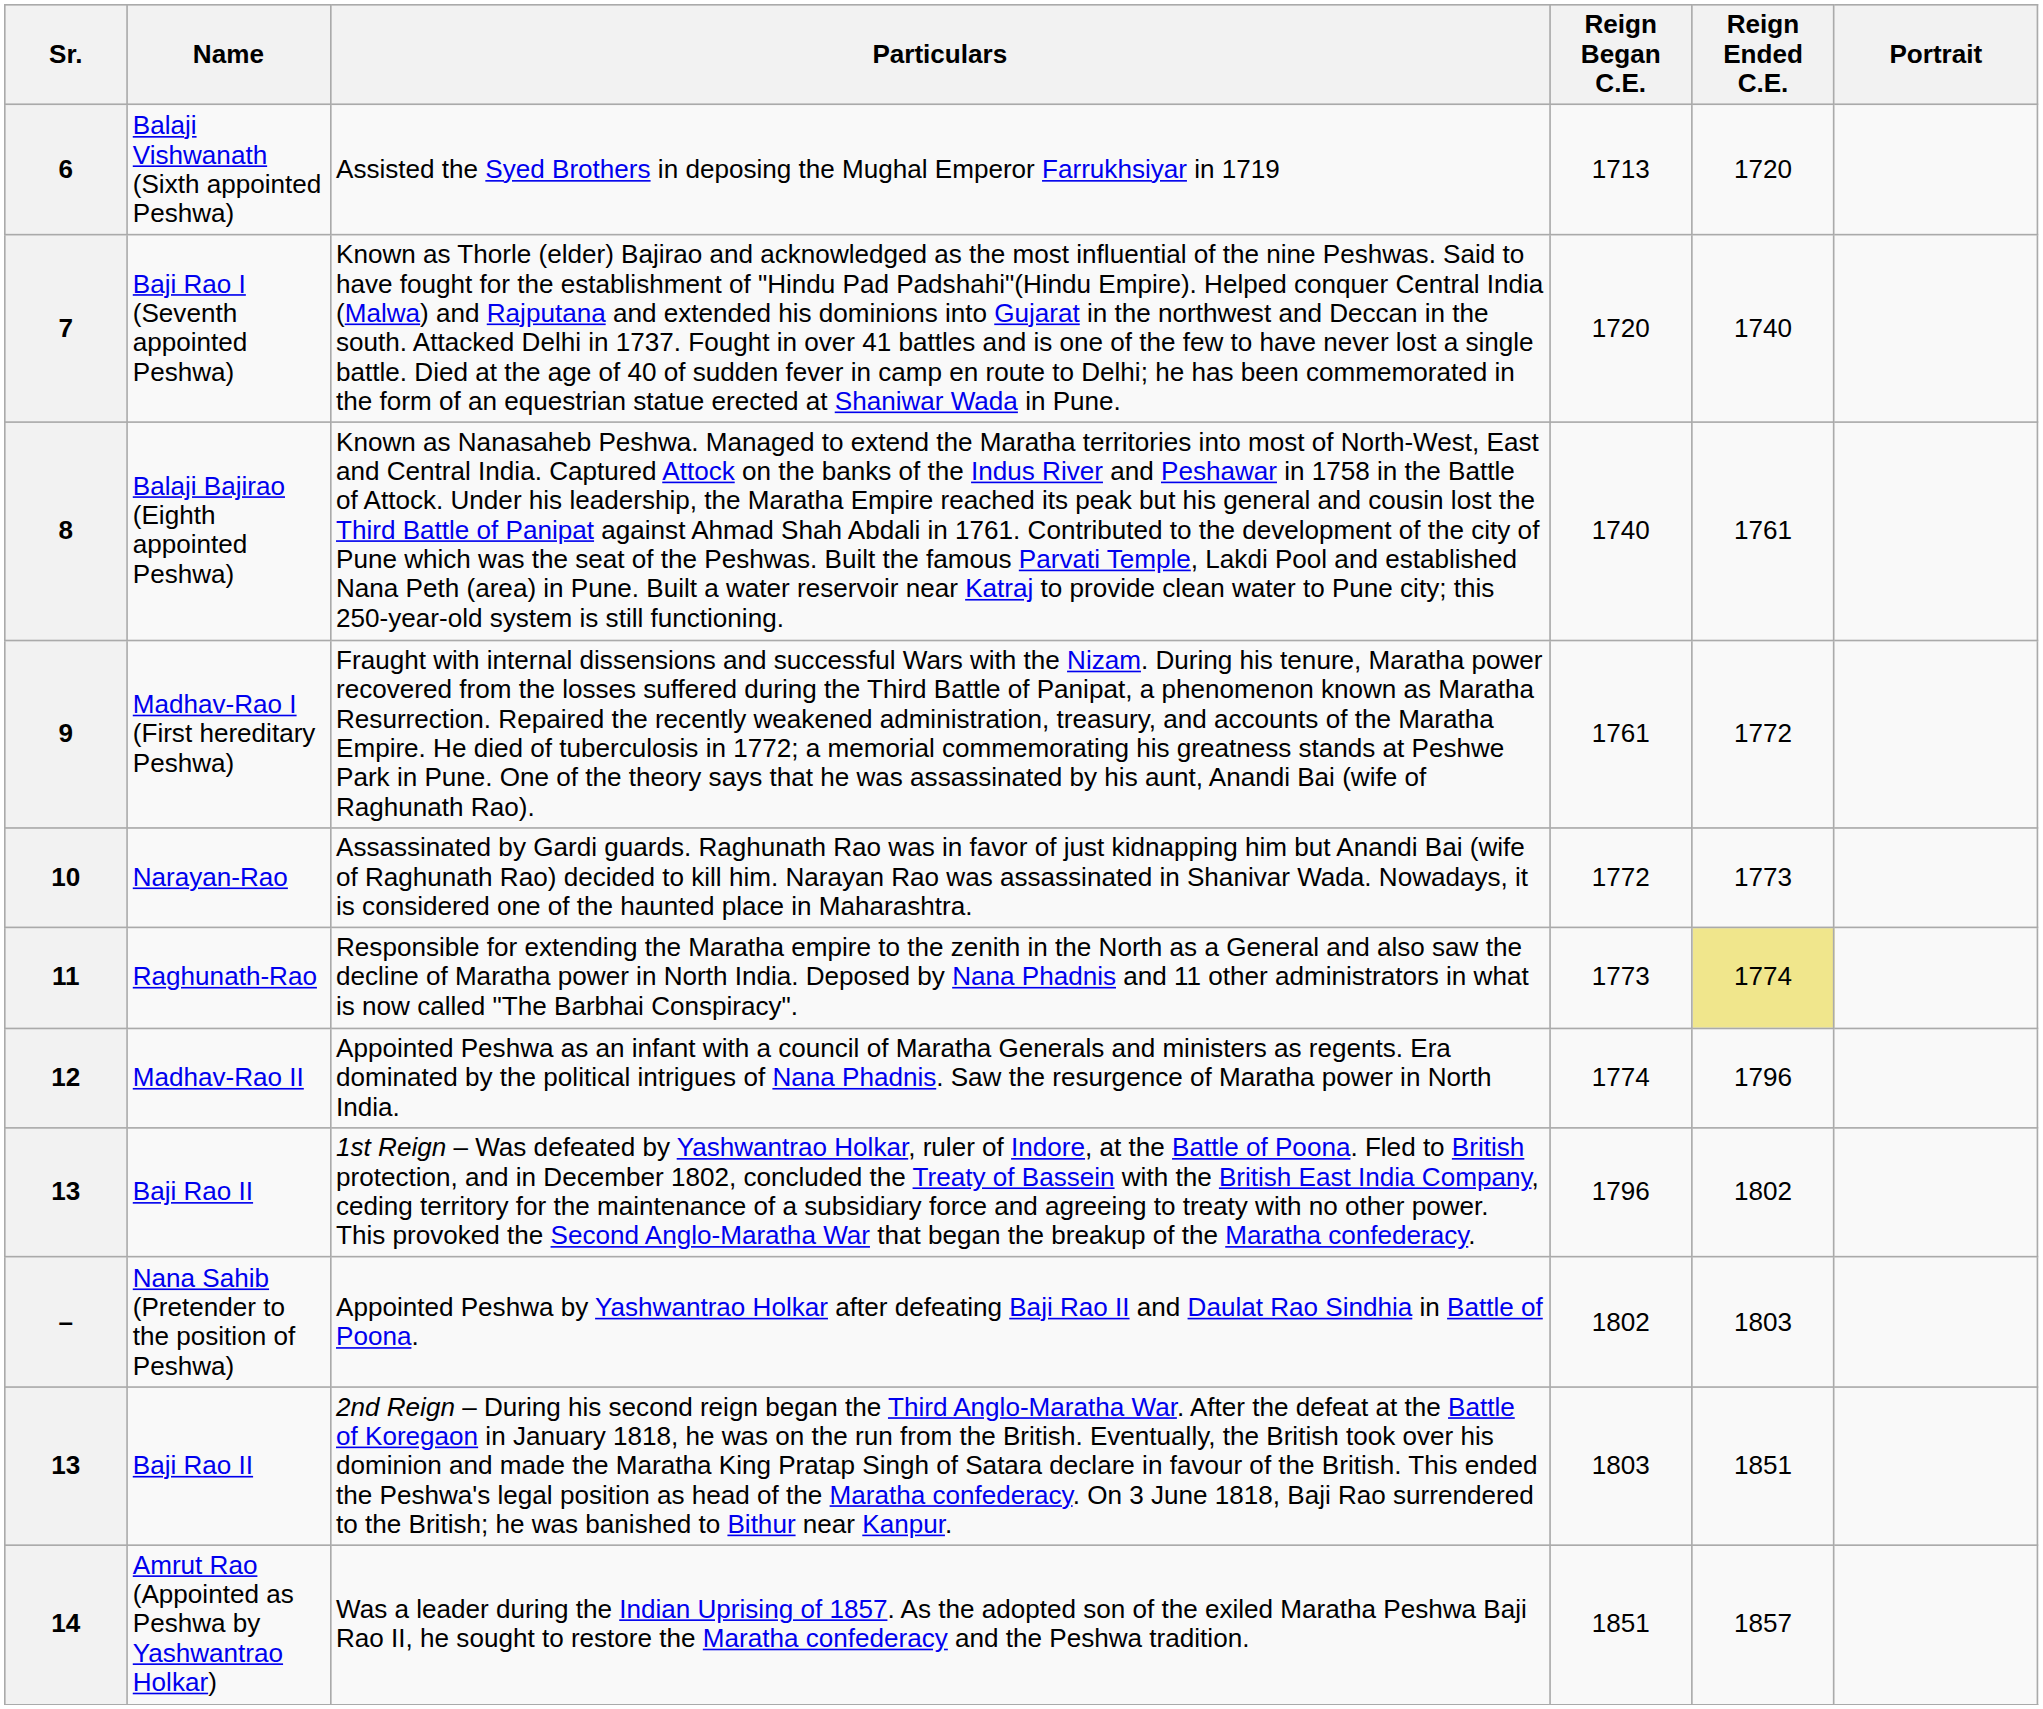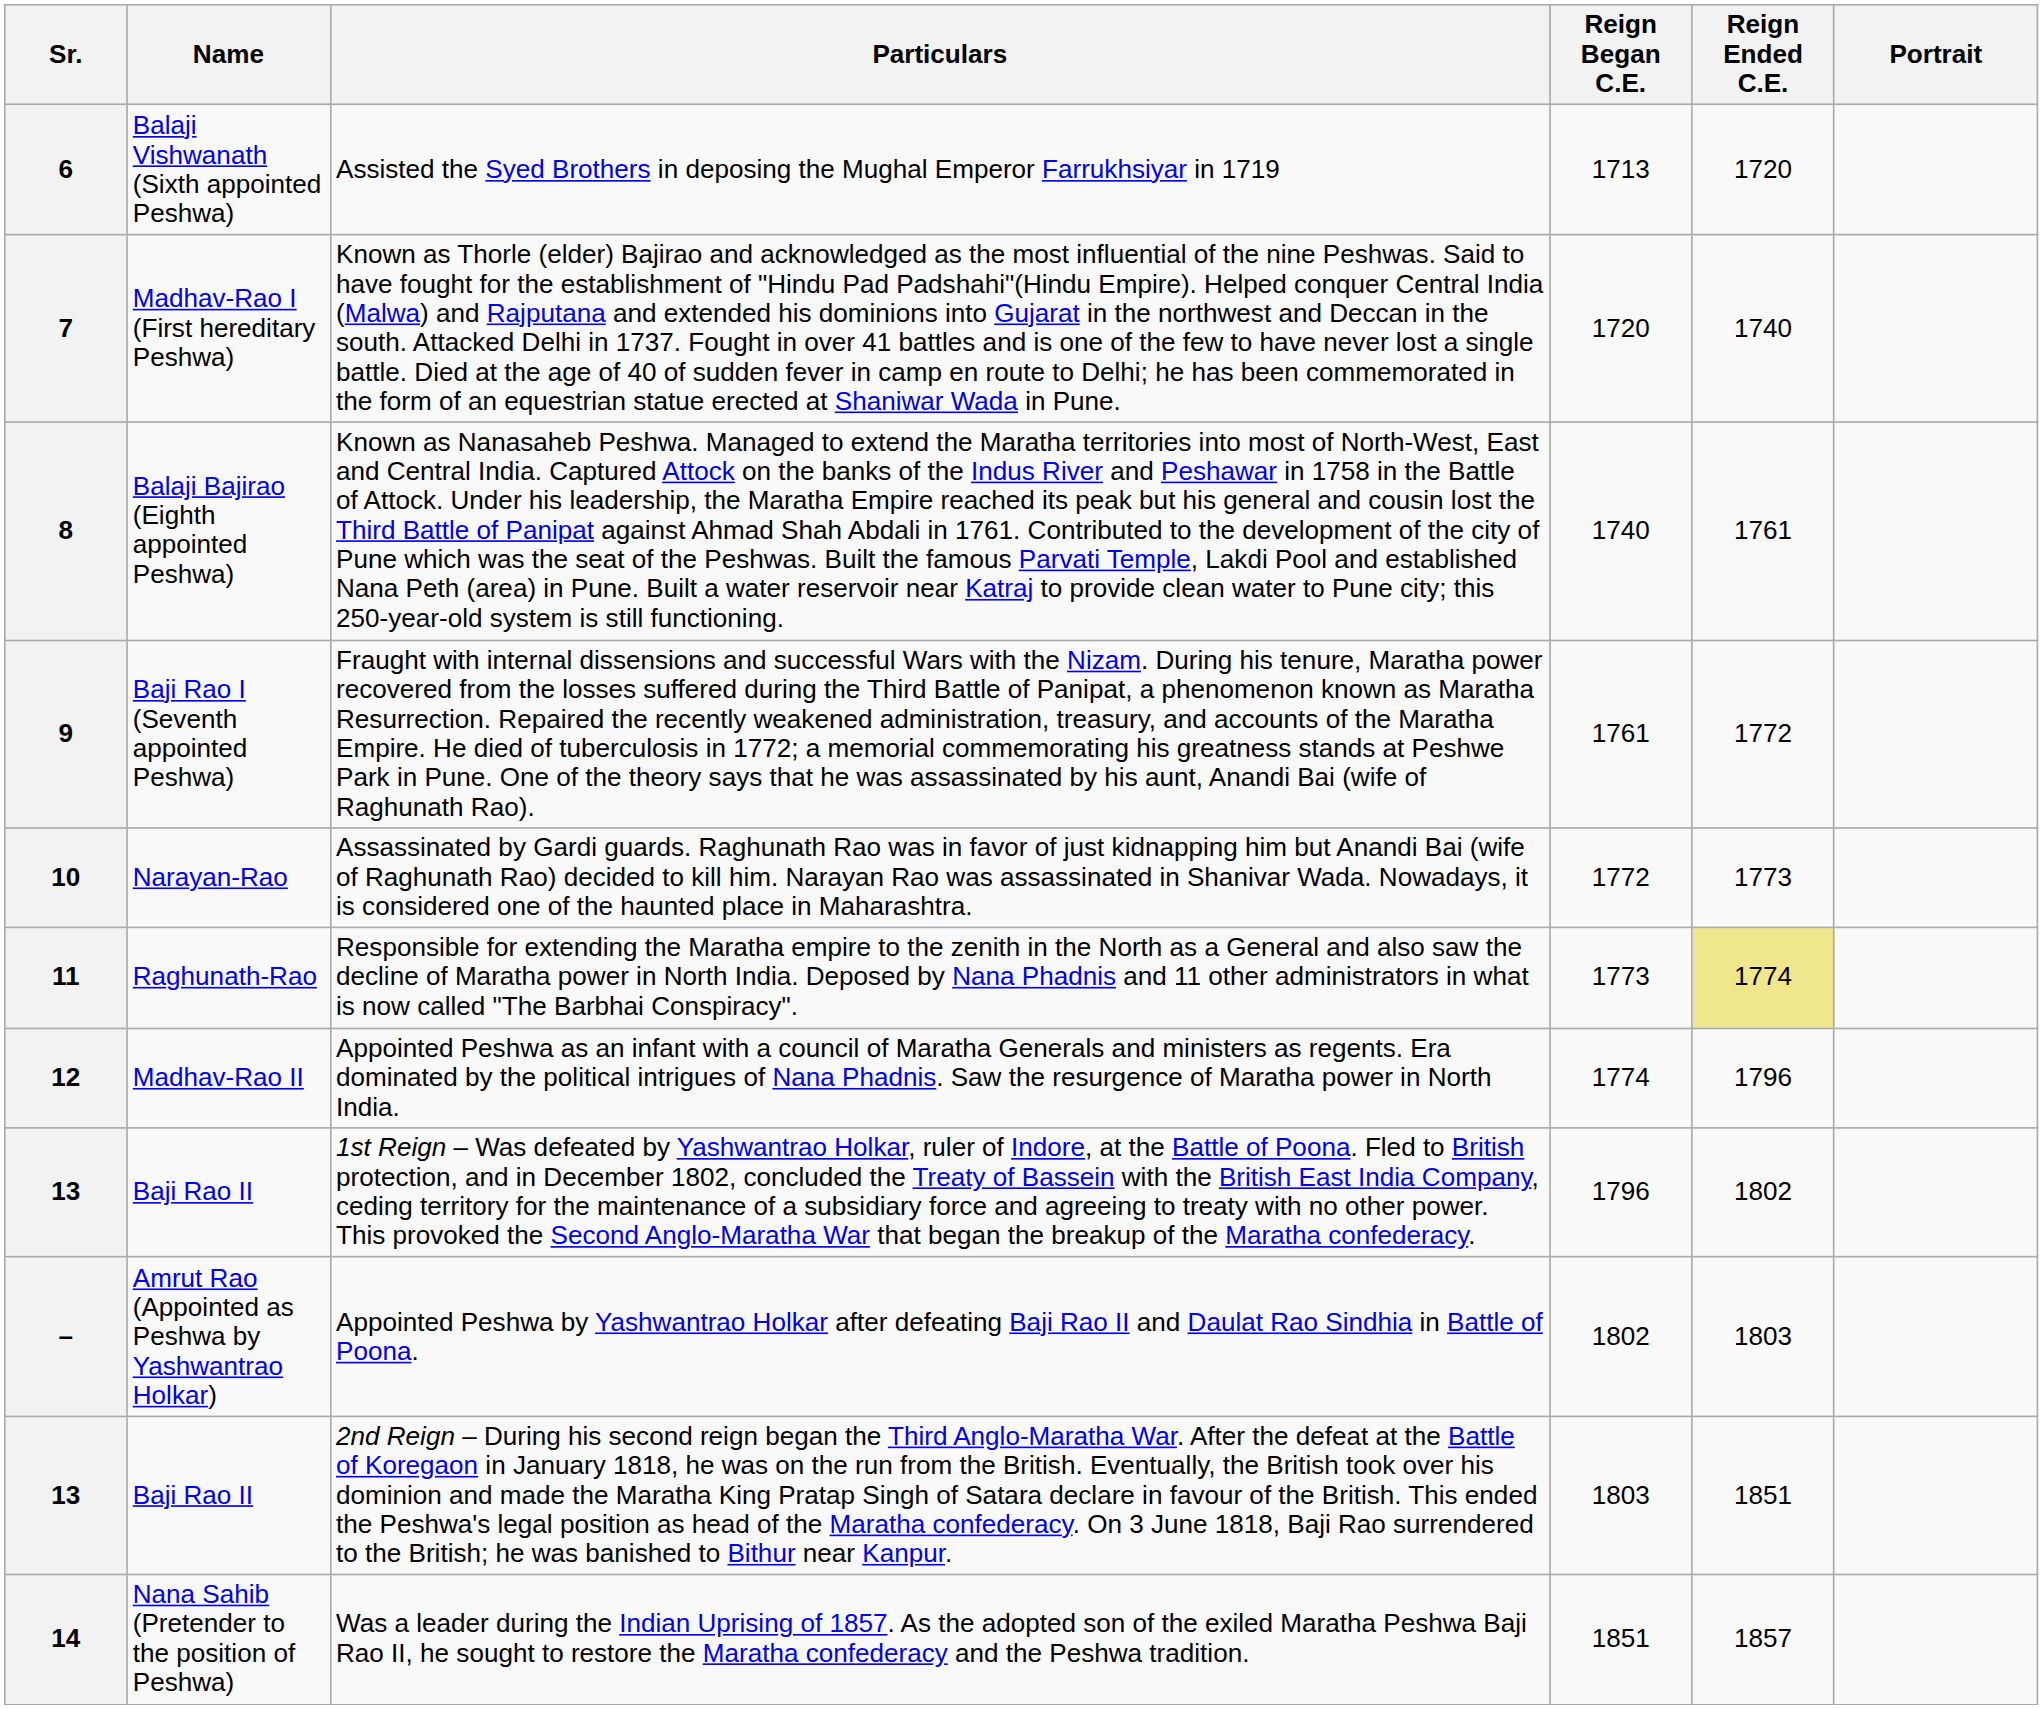(190, 327) Baji Rao I (Seventh appointed Peshwa) -> (224, 327) Madhav-Rao I (First hereditary Peshwa)
(224, 733) Madhav-Rao I (First hereditary Peshwa) -> (190, 733) Baji Rao I (Seventh appointed Peshwa)
(214, 1321) Nana Sahib (Pretender to the position of Peshwa) -> (213, 1336) Amrut Rao (Appointed as Peshwa by Yashwantrao Holkar)
(213, 1624) Amrut Rao (Appointed as Peshwa by Yashwantrao Holkar) -> (214, 1639) Nana Sahib (Pretender to the position of Peshwa)
